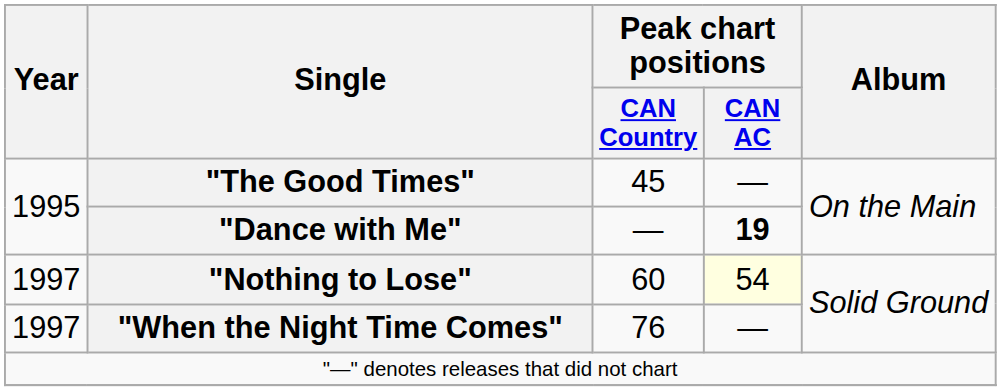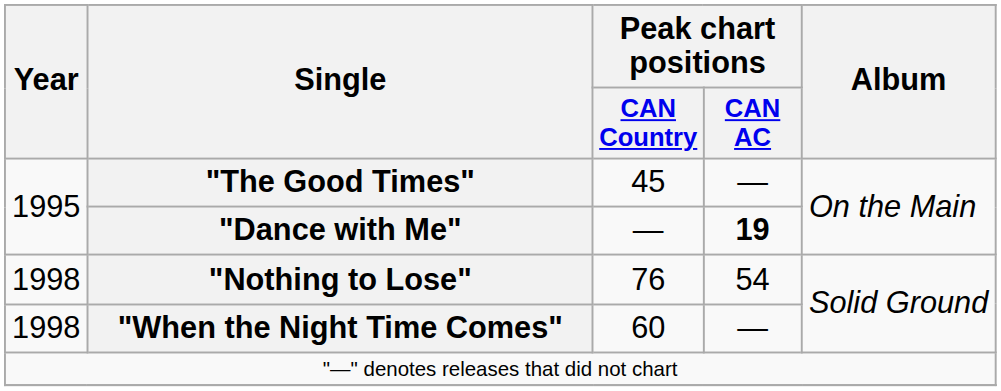(46, 279) 1997 -> (46, 279) 1998
(648, 279) 60 -> (648, 279) 76
(753, 279) lightyellow background -> (753, 279) no background
(46, 328) 1997 -> (46, 328) 1998
(648, 328) 76 -> (648, 328) 60
